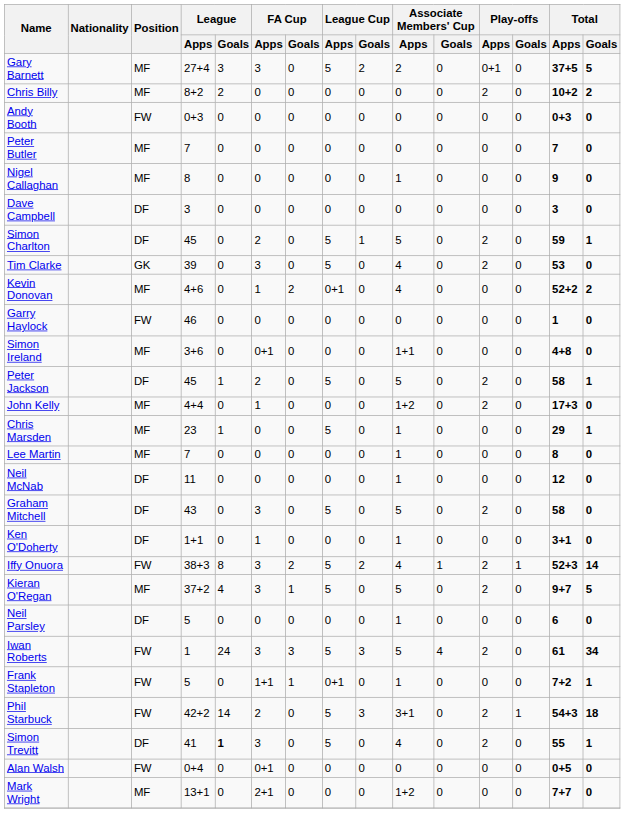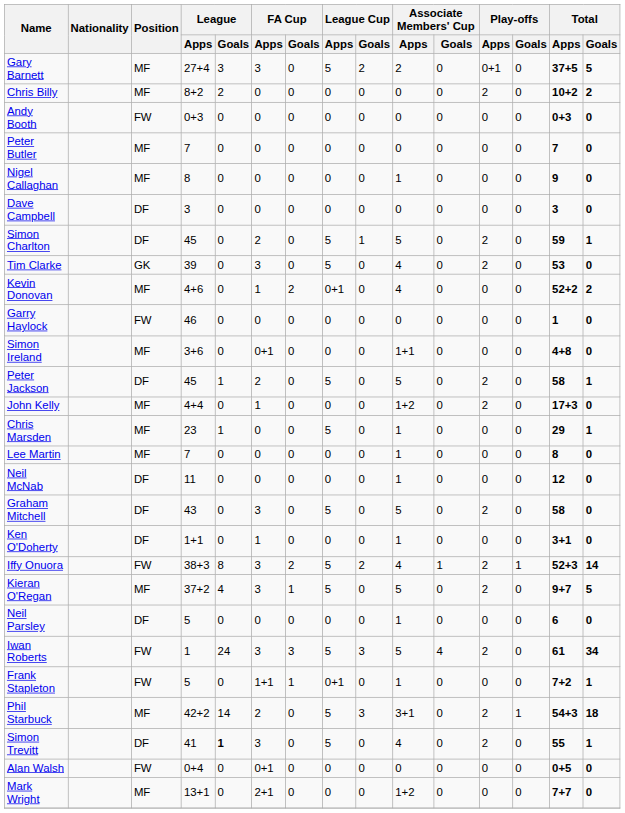(143, 713) FW -> (142, 713) MF
